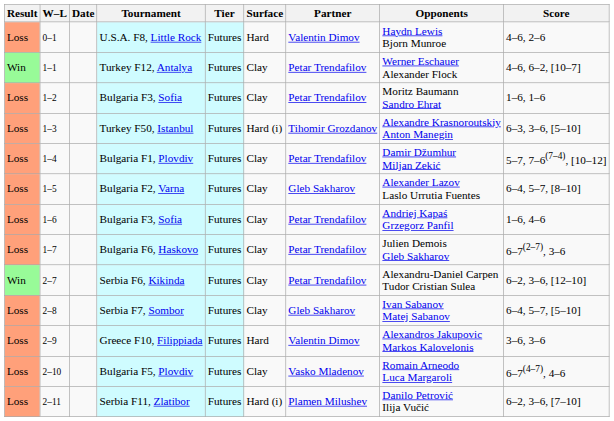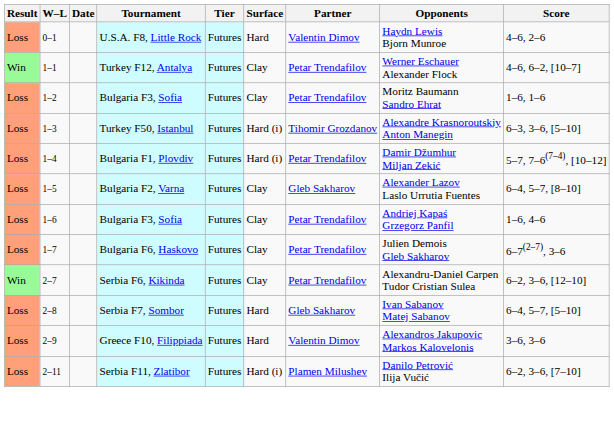(257, 158) Clay -> (264, 158) Hard (i)
(257, 310) Clay -> (258, 310) Hard
- row: (52, 372)
